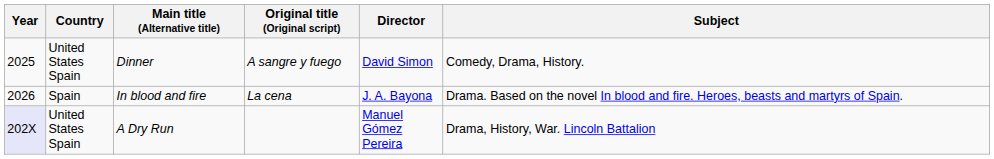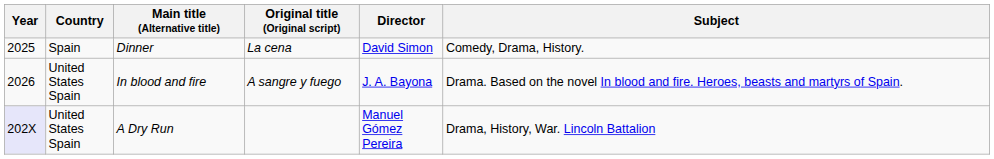(67, 62) United States Spain -> (64, 48) Spain
(294, 62) A sangre y fuego -> (269, 48) La cena
(64, 96) Spain -> (67, 82) United States Spain
(269, 96) La cena -> (294, 82) A sangre y fuego
